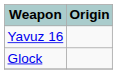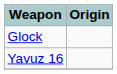rows swapped: (25, 58) <-> (35, 36)
